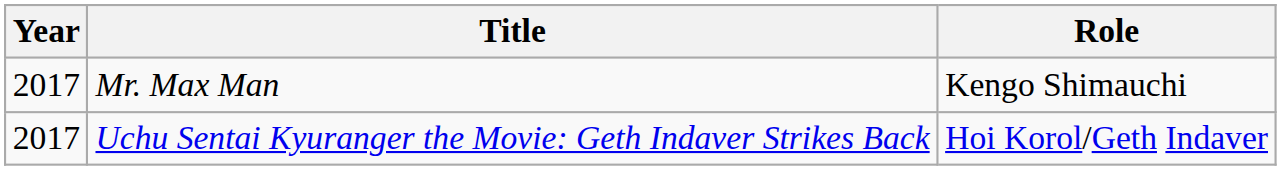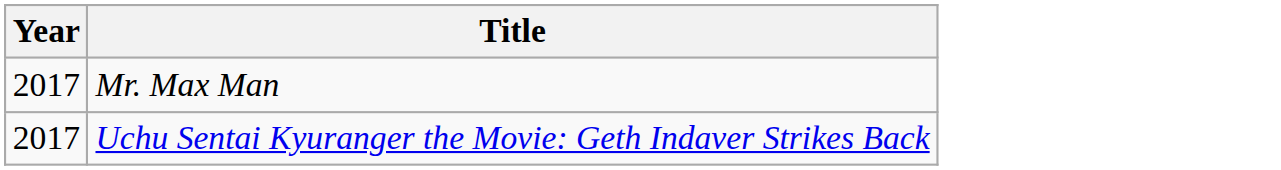- column: (1107, 31)
